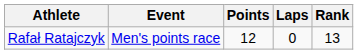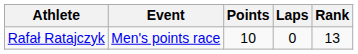(248, 38) 12 -> (248, 38) 10
